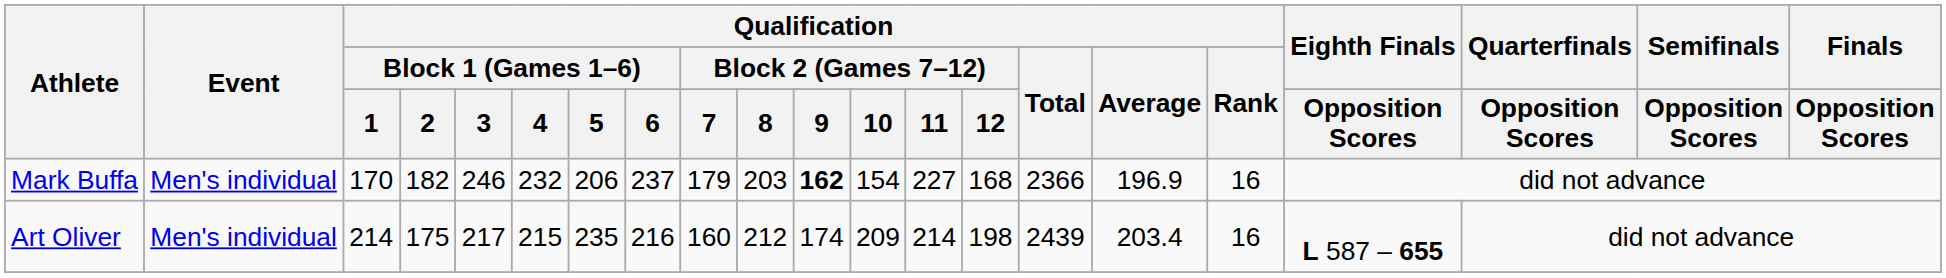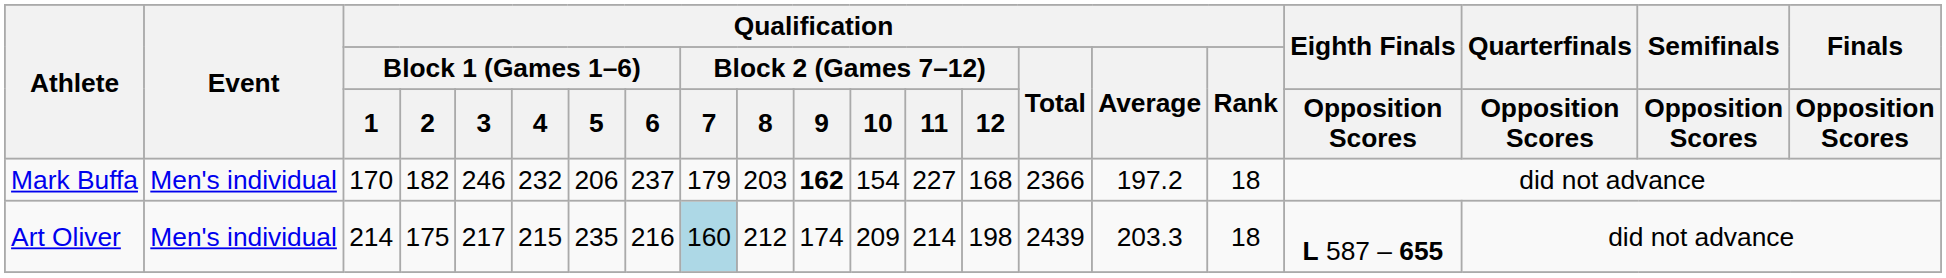(1150, 180) 196.9 -> (1150, 180) 197.2
(1246, 180) 16 -> (1246, 180) 18
(709, 237) no background -> (709, 237) lightblue background
(1150, 237) 203.4 -> (1150, 237) 203.3
(1246, 237) 16 -> (1246, 237) 18
